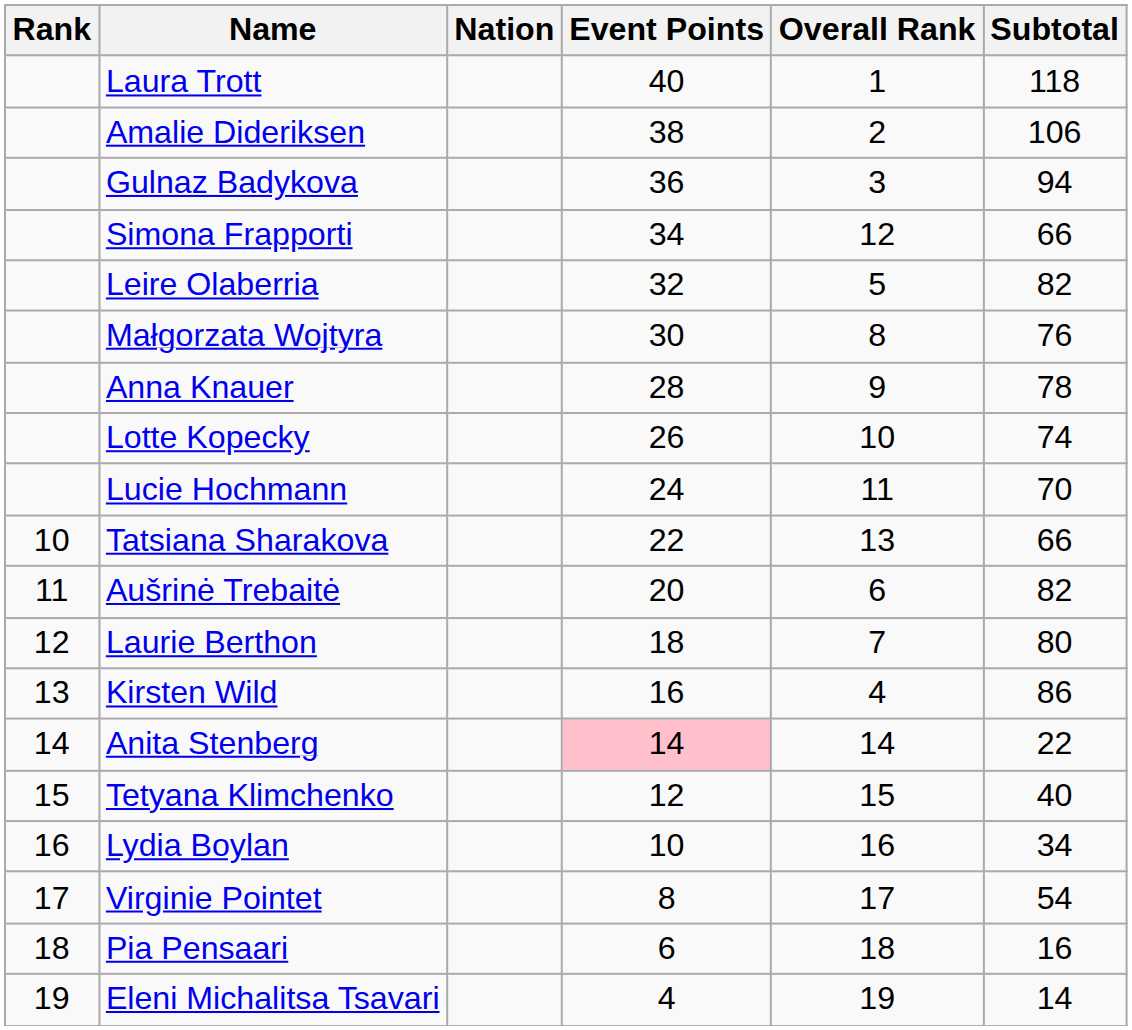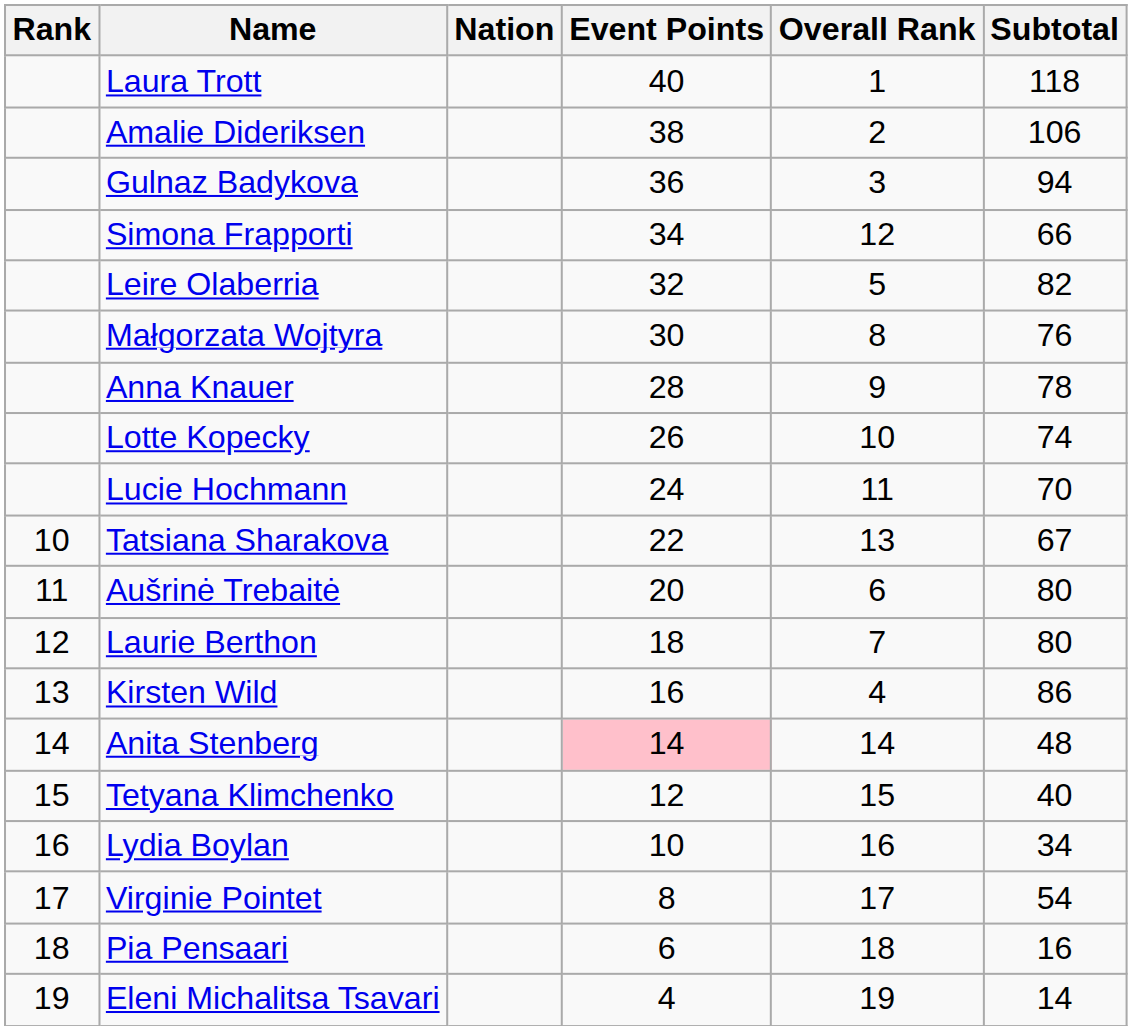(1055, 540) 66 -> (1055, 540) 67
(1055, 591) 82 -> (1055, 591) 80
(1055, 744) 22 -> (1055, 744) 48
